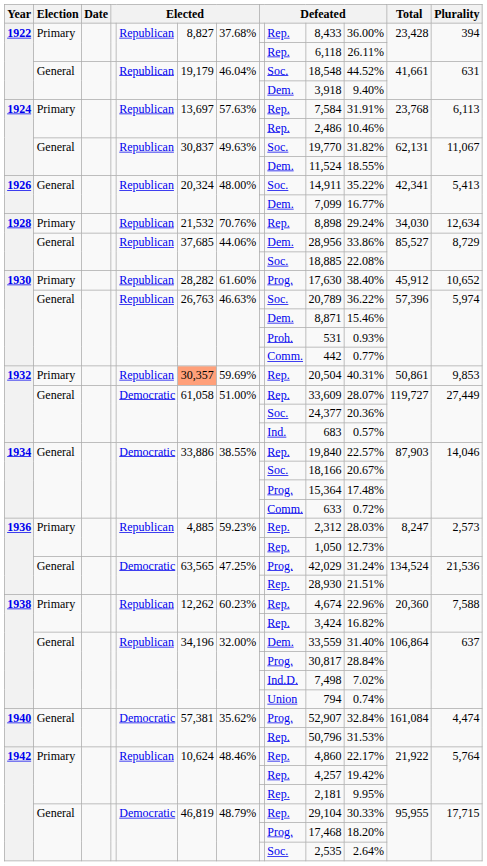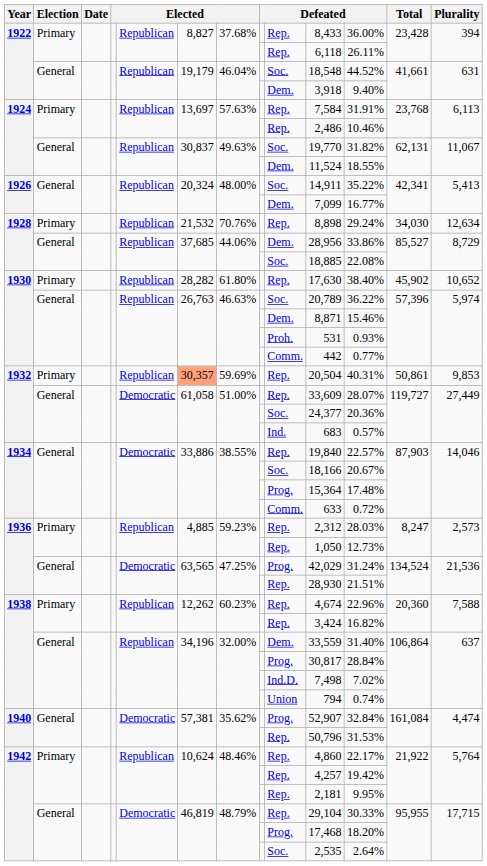(238, 280) 61.60% -> (238, 280) 61.80%
(280, 280) Prog. -> (279, 280) Rep.
(412, 280) 45,912 -> (412, 280) 45,902
